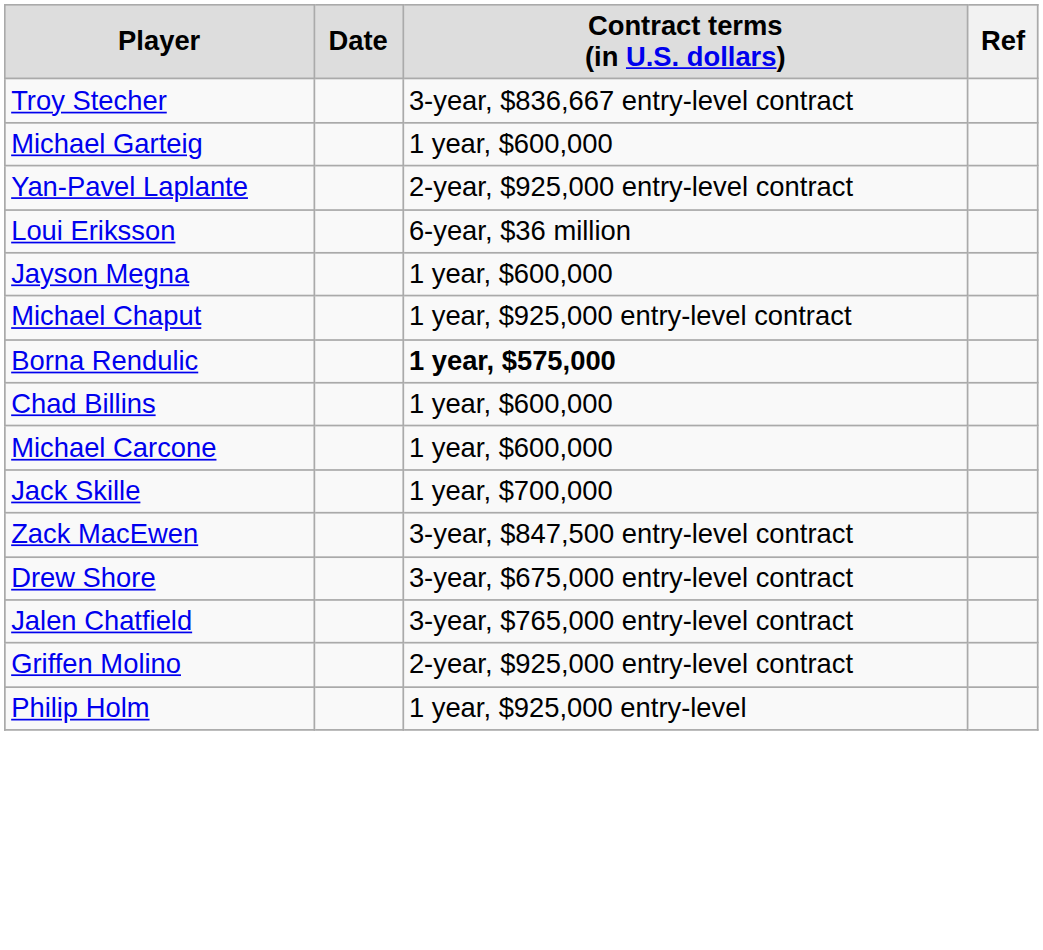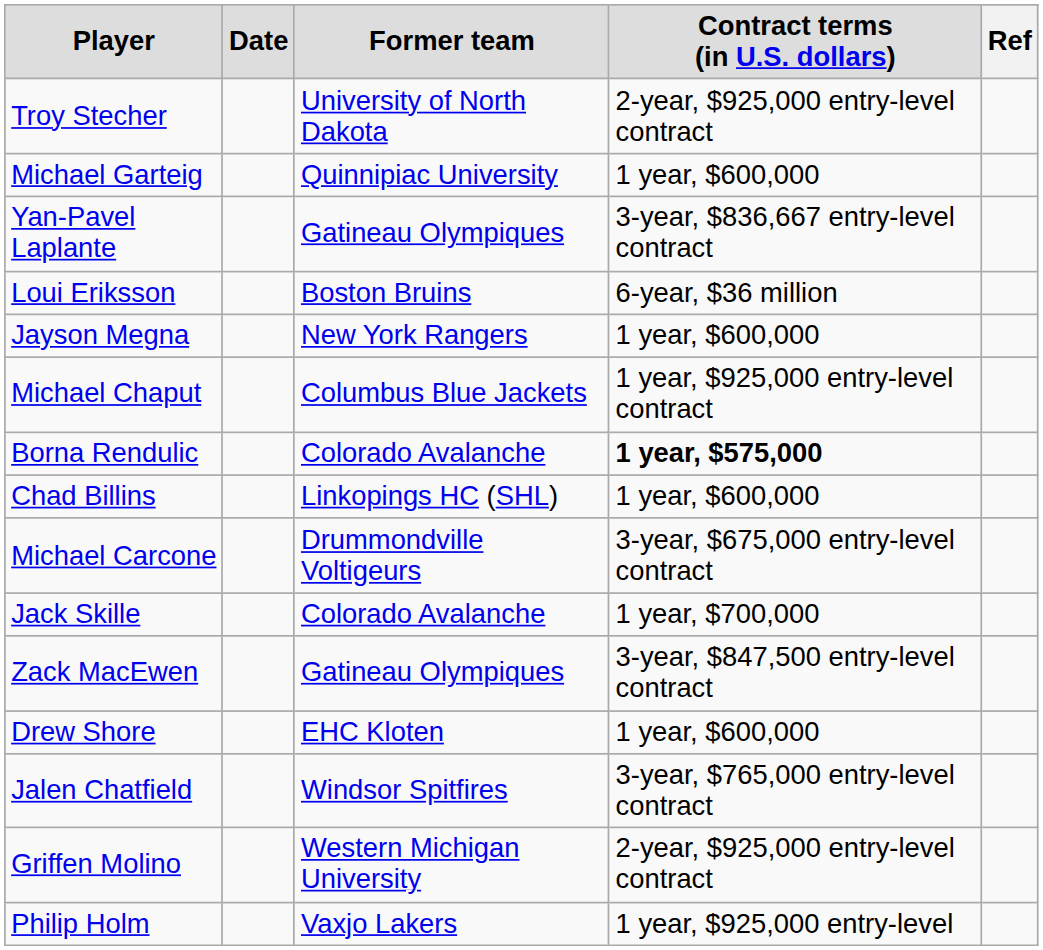+ column: (452, 41)
(631, 100) 3-year, $836,667 entry-level contract -> (785, 115) 2-year, $925,000 entry-level contract
(631, 187) 2-year, $925,000 entry-level contract -> (785, 233) 3-year, $836,667 entry-level contract
(511, 447) 1 year, $600,000 -> (785, 555) 3-year, $675,000 entry-level contract
(631, 577) 3-year, $675,000 entry-level contract -> (717, 731) 1 year, $600,000
